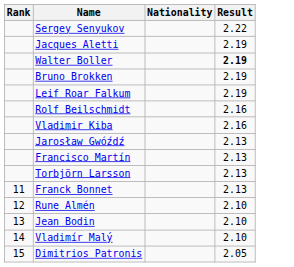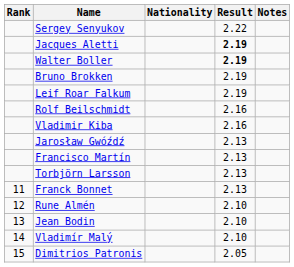+ column: (272, 12)
(235, 45) normal -> (235, 45) bold
